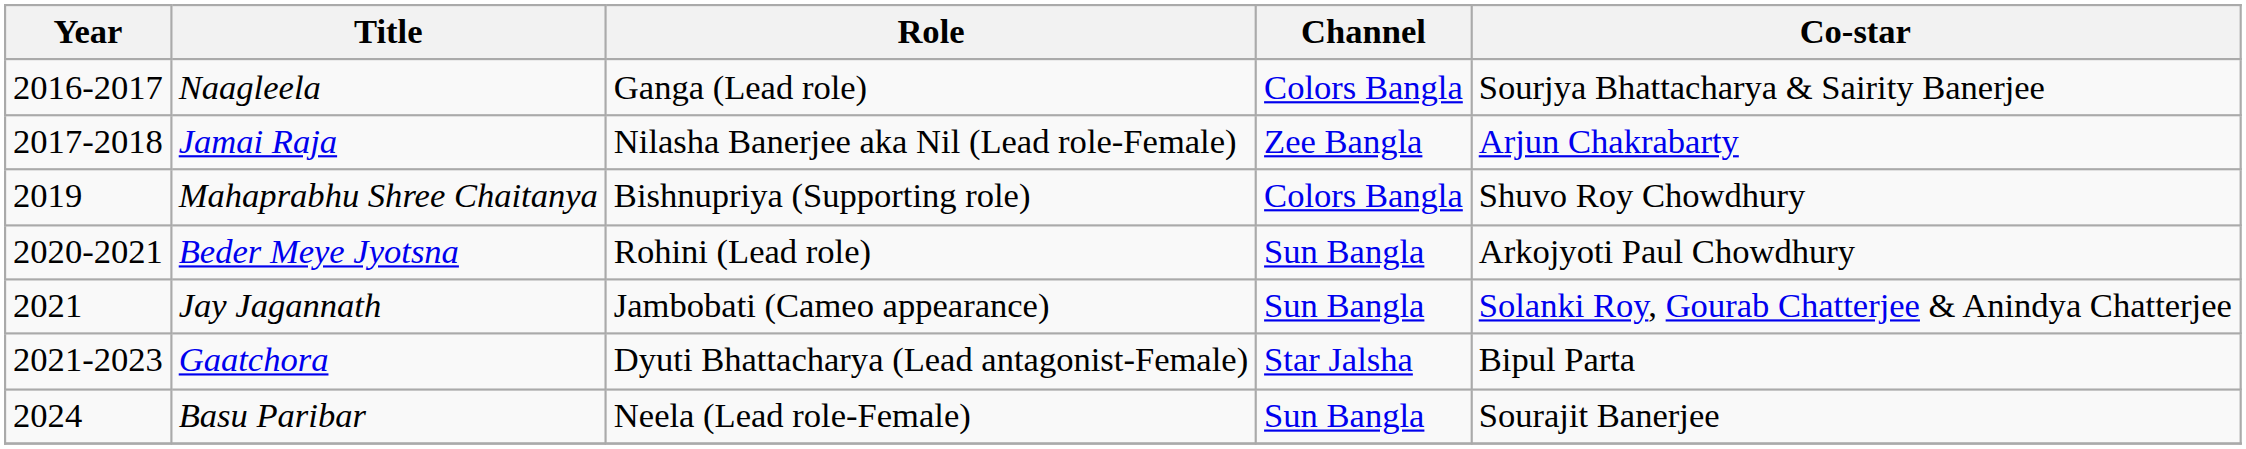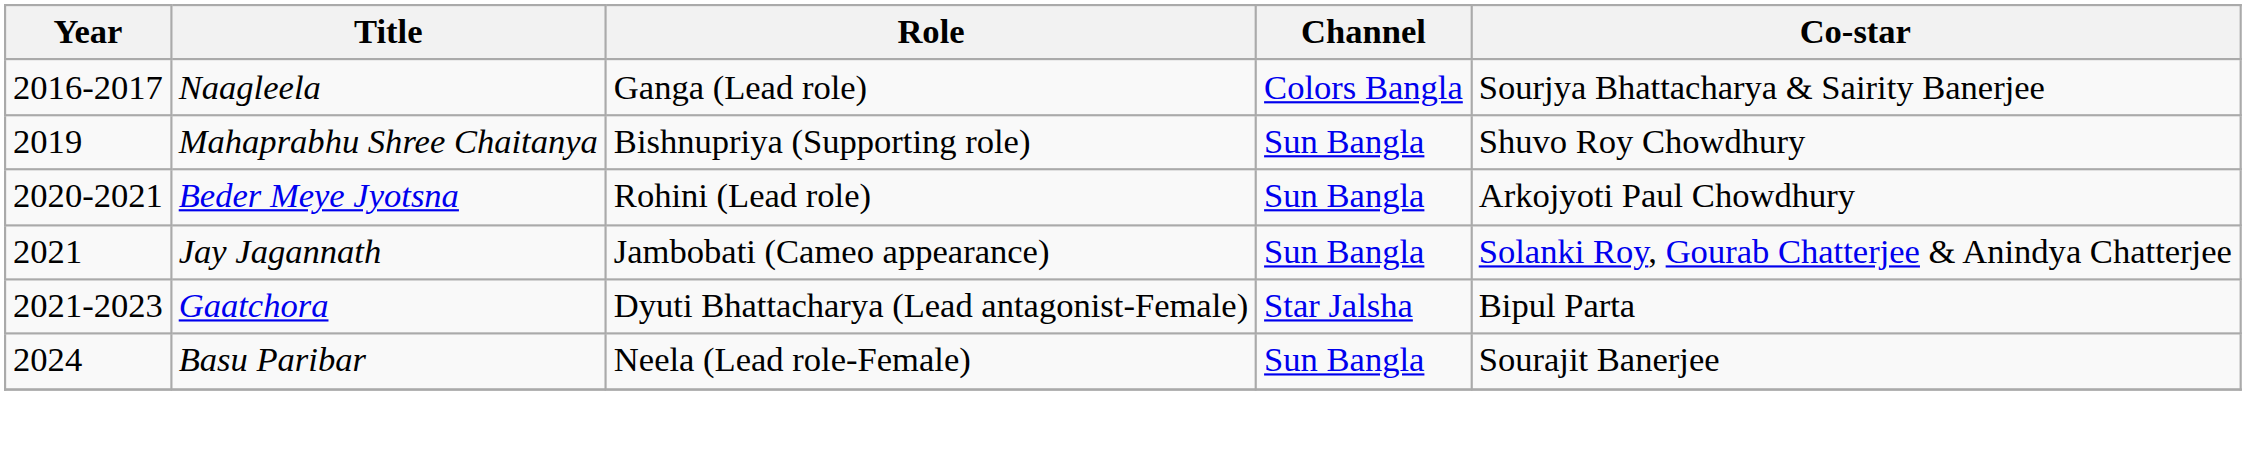- row: (258, 141)
(1363, 196) Colors Bangla -> (1344, 141) Sun Bangla
